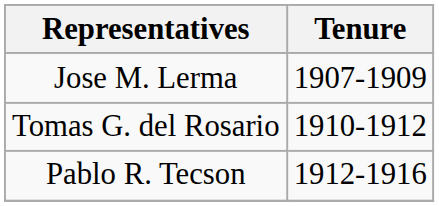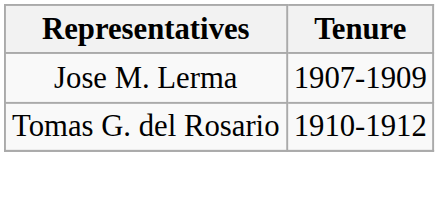- row: (146, 175)
